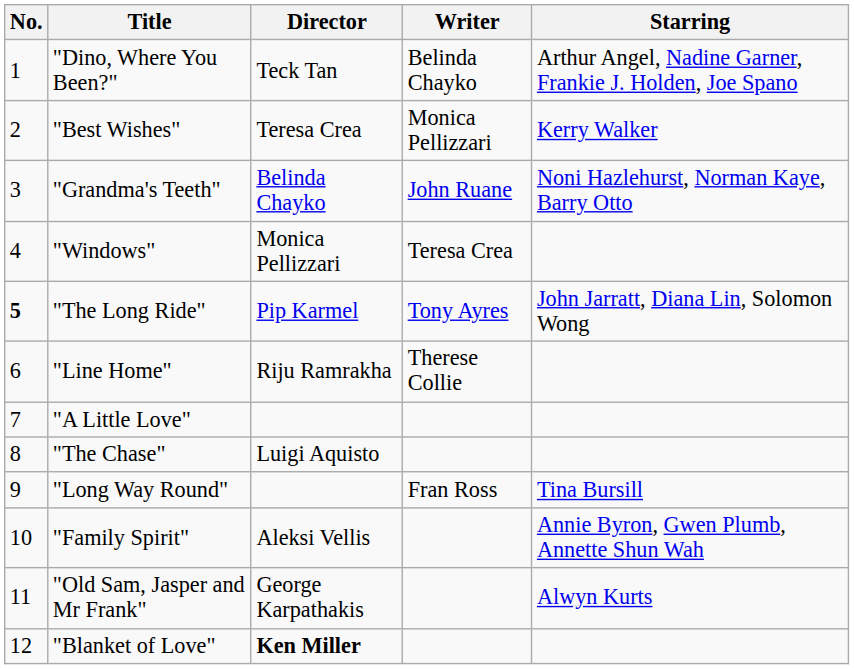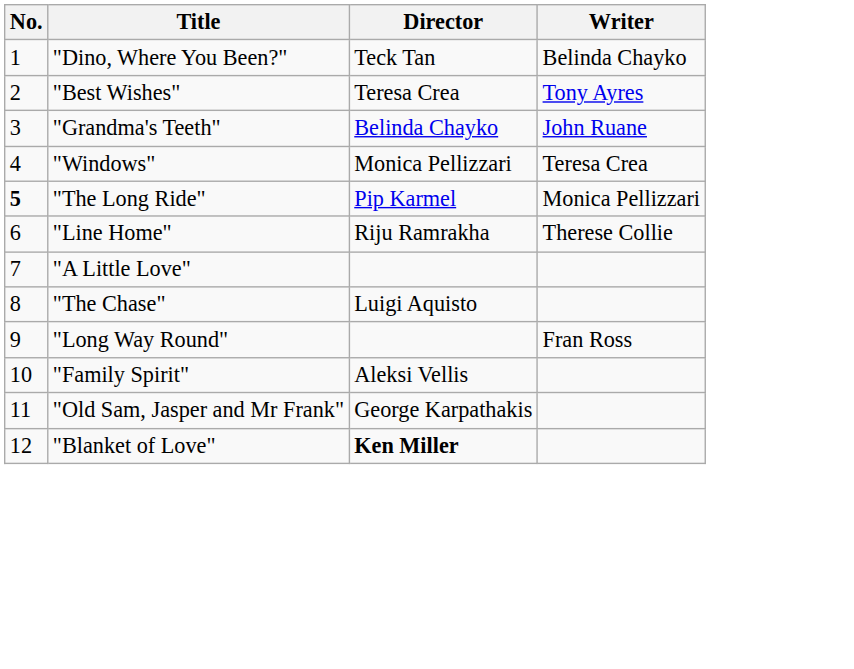- column: (690, 22)
(450, 130) Monica Pellizzari -> (593, 92) Tony Ayres
(458, 311) Tony Ayres -> (621, 198) Monica Pellizzari
